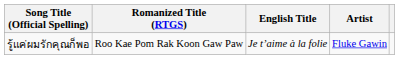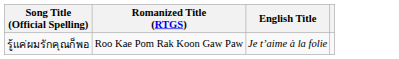- column: (360, 18)
